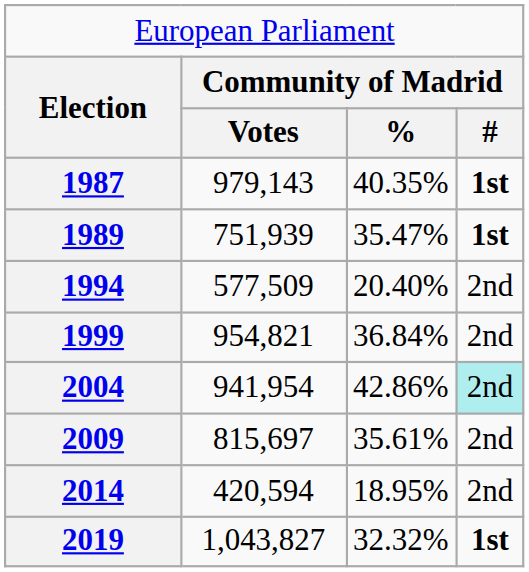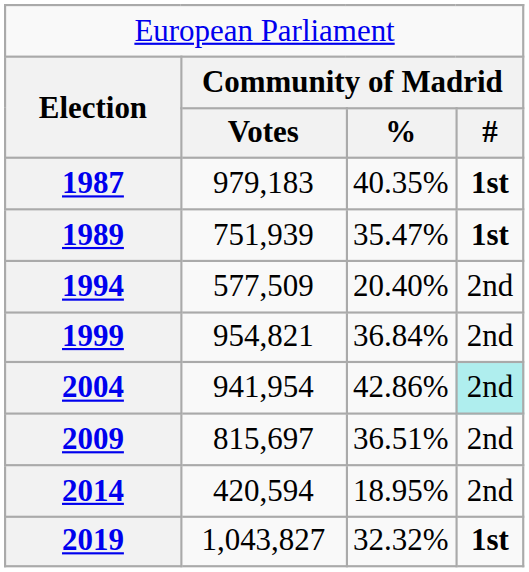(263, 183) 979,143 -> (263, 183) 979,183
(401, 438) 35.61% -> (401, 438) 36.51%
